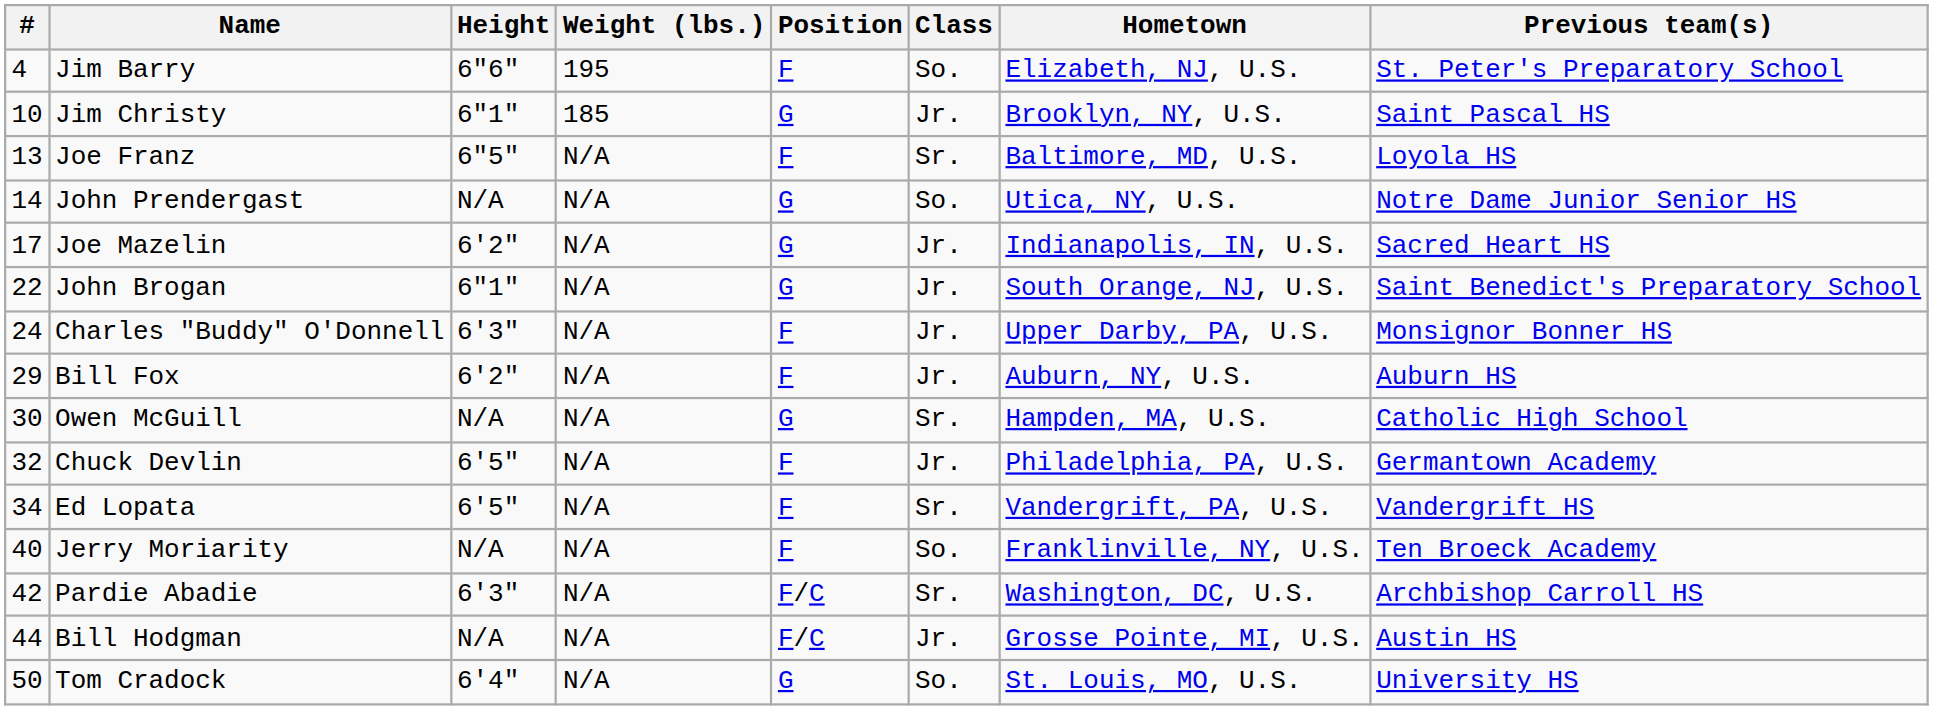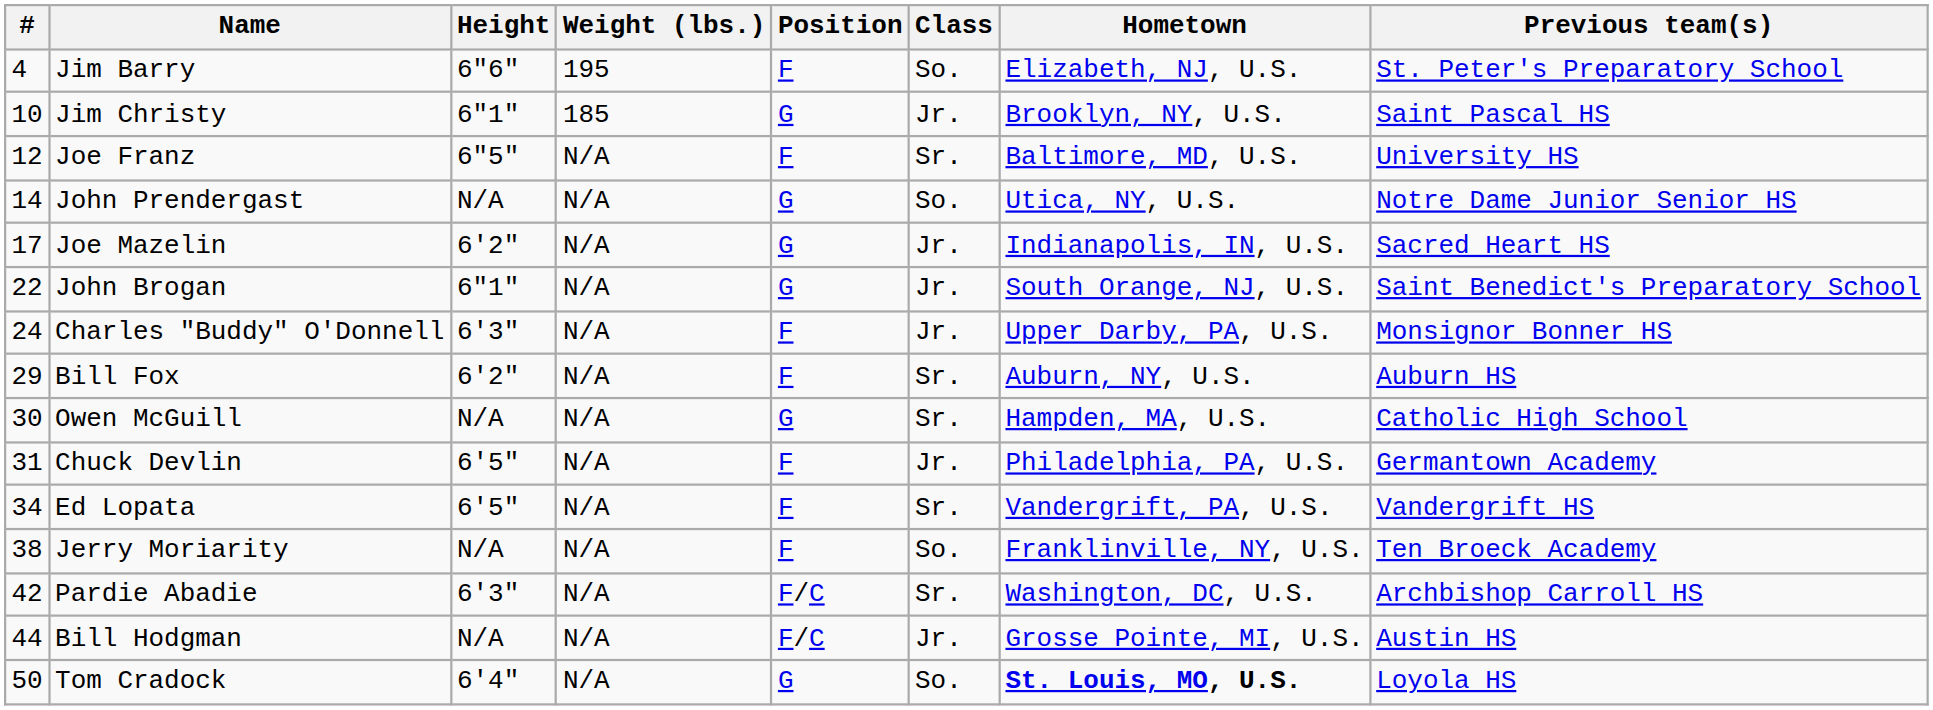(27, 158) 13 -> (27, 158) 12
(1446, 158) Loyola HS -> (1477, 158) University HS
(938, 376) Jr. -> (938, 376) Sr.
(27, 463) 32 -> (27, 463) 31
(27, 550) 40 -> (27, 550) 38
(1153, 681) normal -> (1153, 681) bold
(1477, 681) University HS -> (1446, 681) Loyola HS
